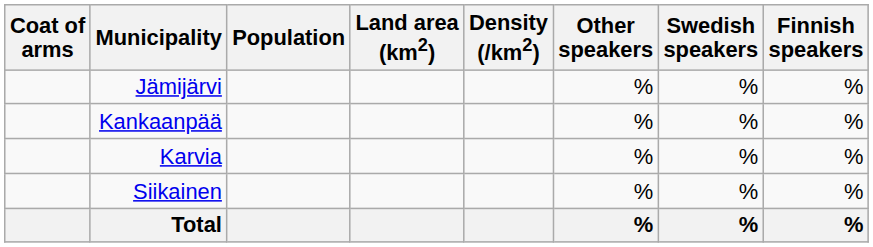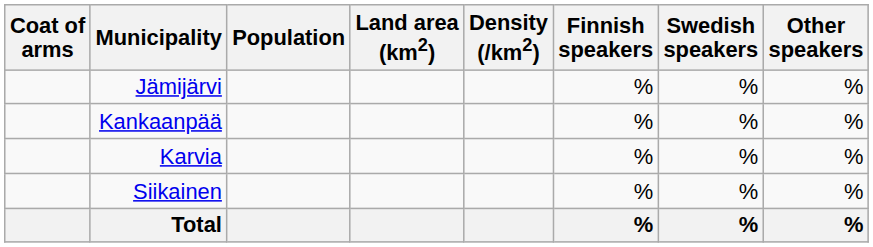columns swapped: (816, 37) <-> (606, 37)
